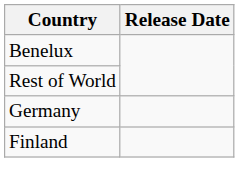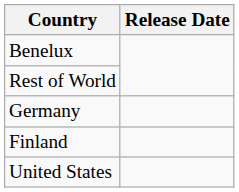+ row: (60, 171)
